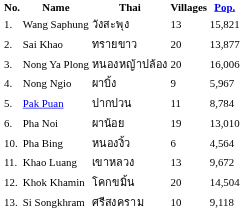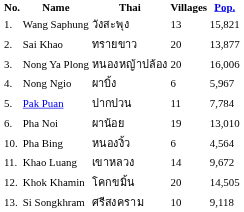(173, 83) 9 -> (173, 83) 6
(222, 103) 8,784 -> (222, 103) 7,784
(176, 162) 13 -> (176, 162) 14
(225, 182) 14,504 -> (225, 182) 14,505
